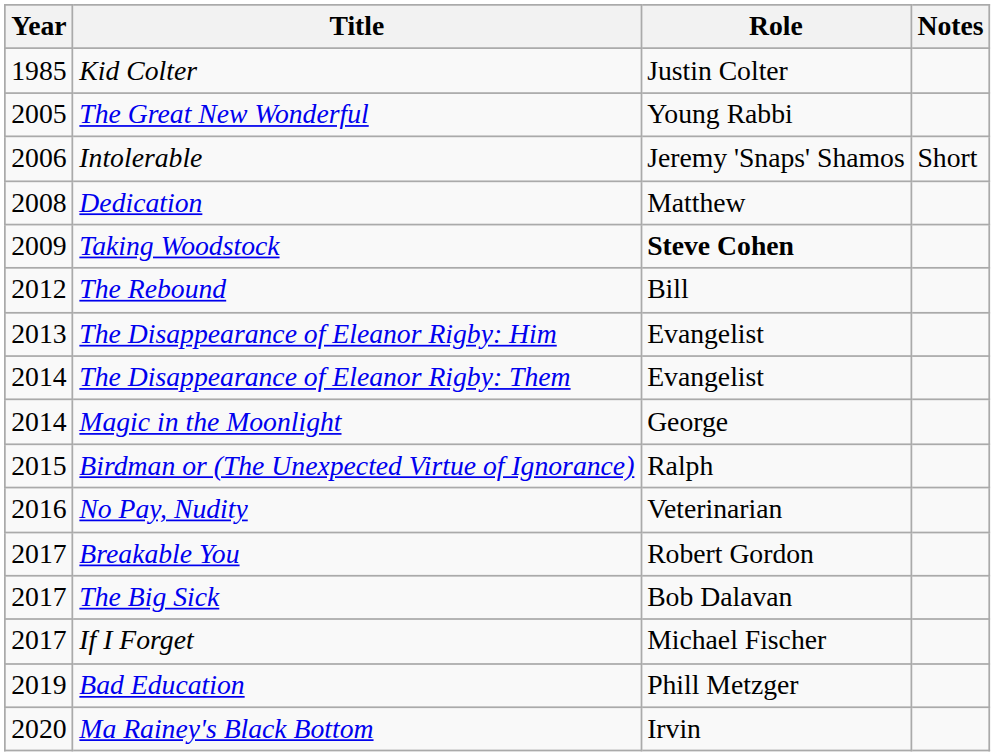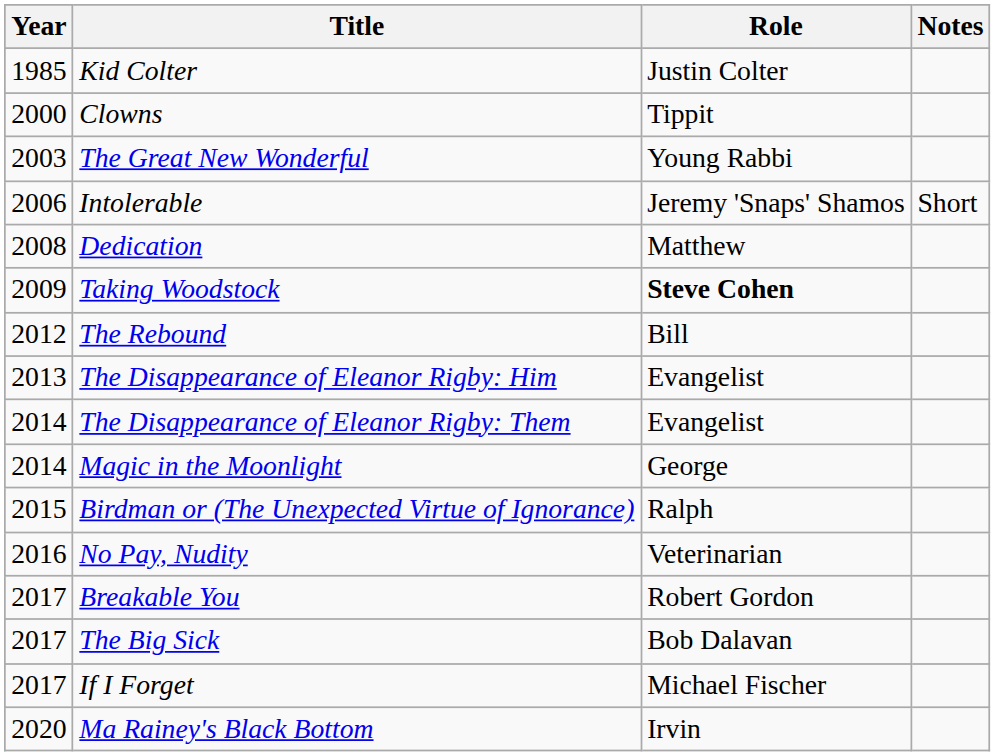+ row: (121, 114)
(39, 114) 2005 -> (39, 158) 2003
- row: (162, 684)
